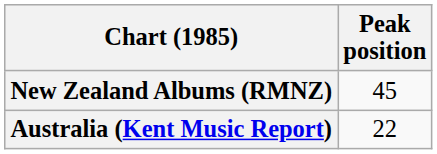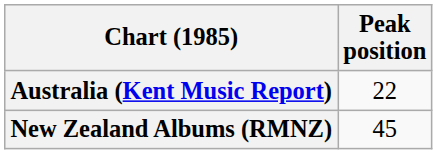rows swapped: (171, 129) <-> (171, 90)
